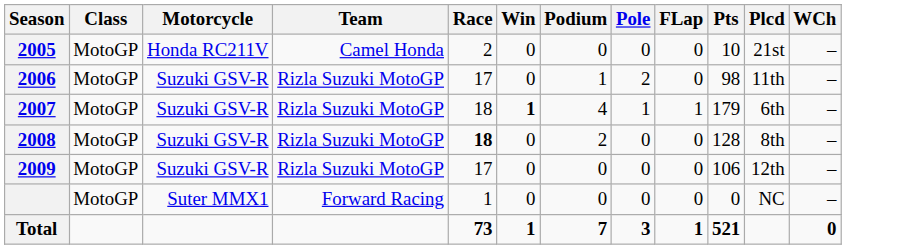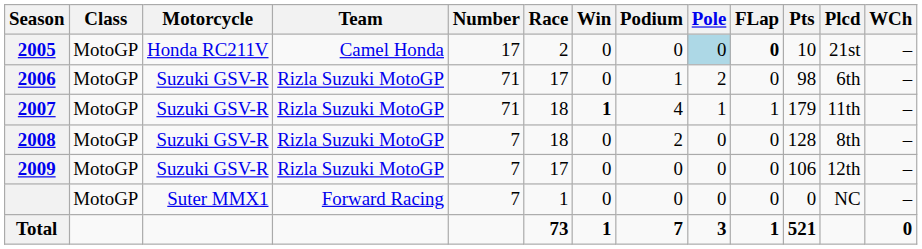+ column: (486, 19)
(646, 49) no background -> (722, 49) lightblue background
(699, 49) normal -> (774, 49) bold
(768, 79) 11th -> (848, 79) 6th
(773, 109) 6th -> (844, 109) 11th
(483, 139) bold -> (559, 139) normal
